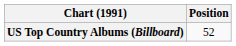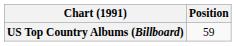(209, 31) 52 -> (209, 31) 59
